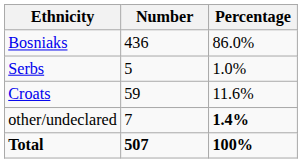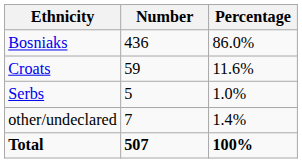rows swapped: (29, 94) <-> (26, 68)
(231, 119) bold -> (229, 119) normal
